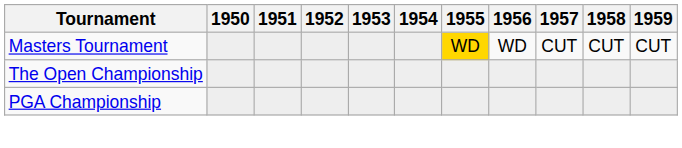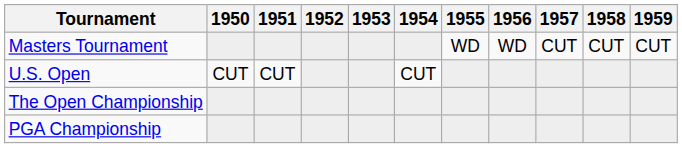(465, 46) gold background -> (465, 46) no background
+ row: (49, 74)
